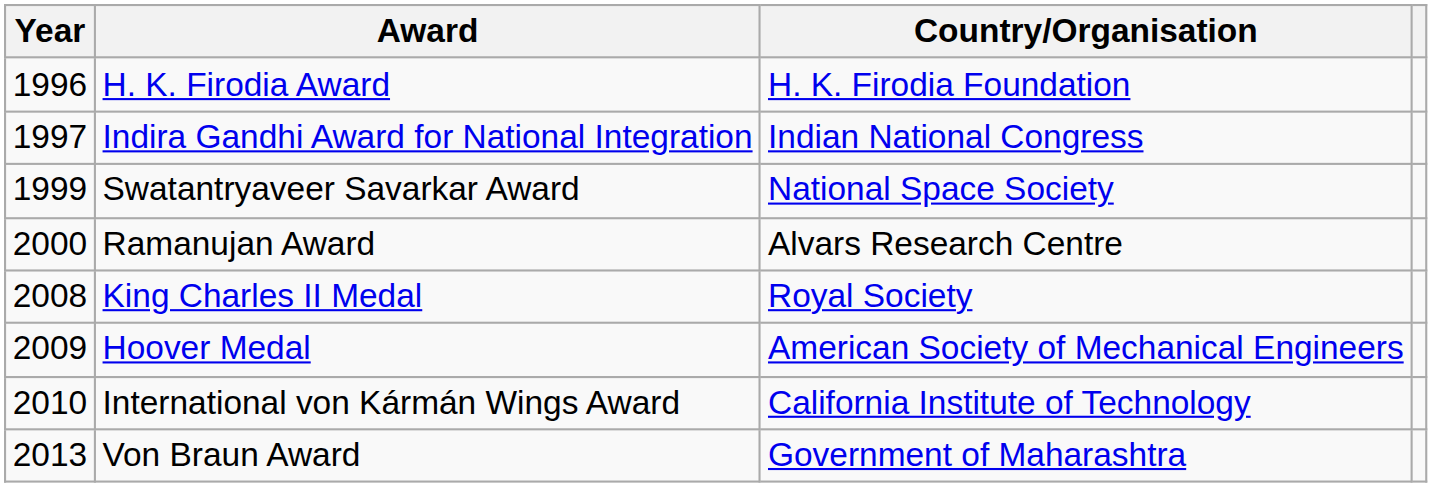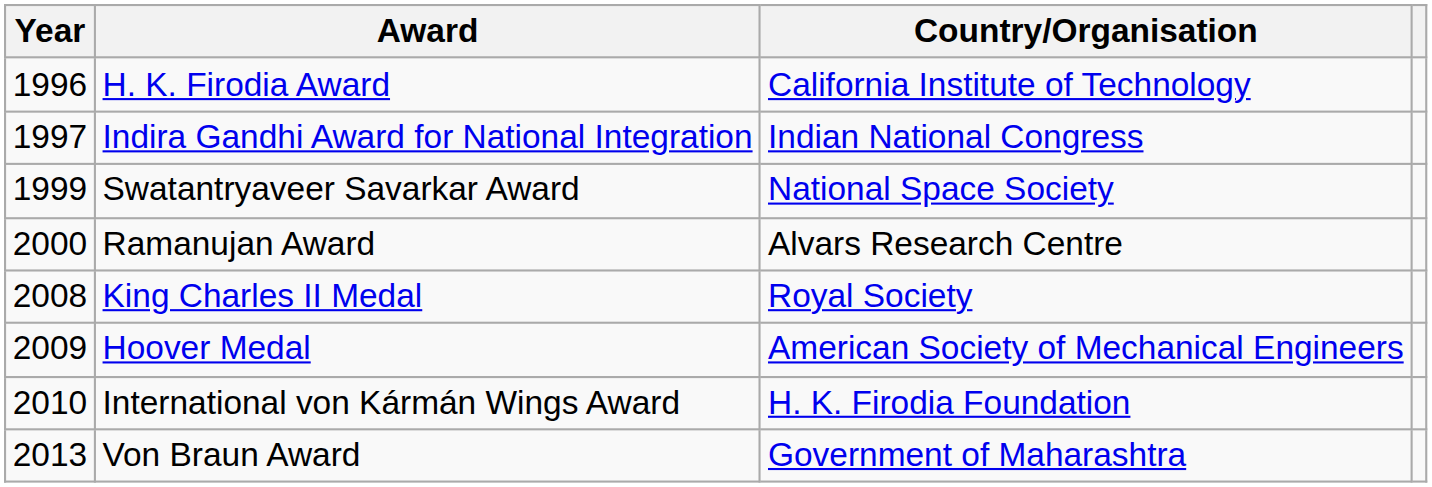(949, 84) H. K. Firodia Foundation -> (1009, 84) California Institute of Technology
(1009, 402) California Institute of Technology -> (949, 402) H. K. Firodia Foundation
